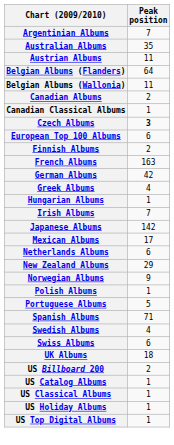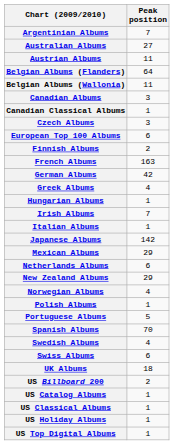(148, 46) 35 -> (148, 46) 27
(148, 97) 2 -> (148, 97) 3
(148, 123) bold -> (148, 123) normal
+ row: (66, 227)
(148, 240) 17 -> (148, 253) 29
(148, 278) 9 -> (148, 291) 4
(148, 317) 71 -> (148, 330) 70
